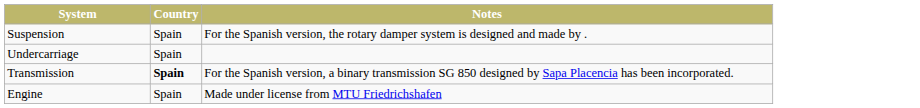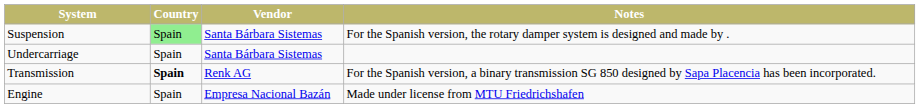+ column: (272, 14)
(168, 34) no background -> (168, 34) lightgreen background
